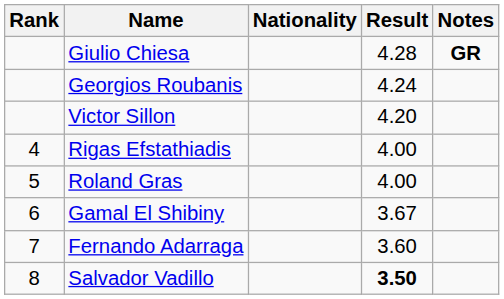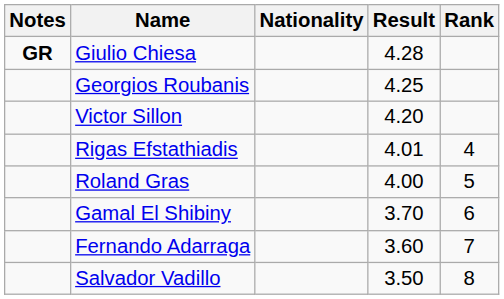columns swapped: (34, 20) <-> (466, 20)
(397, 85) 4.24 -> (404, 85) 4.25
(397, 149) 4.00 -> (404, 149) 4.01
(397, 213) 3.67 -> (404, 213) 3.70
(397, 278) bold -> (404, 278) normal
